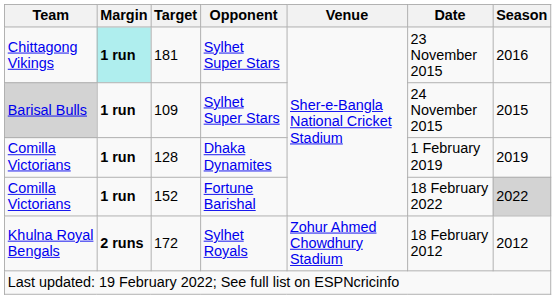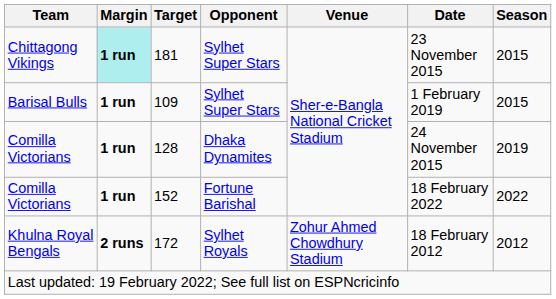(512, 54) 2016 -> (512, 54) 2015
(47, 110) lightgrey background -> (47, 102) no background
(444, 110) 24 November 2015 -> (445, 102) 1 February 2019
(445, 157) 1 February 2019 -> (444, 149) 24 November 2015
(512, 196) lightgrey background -> (512, 196) no background
